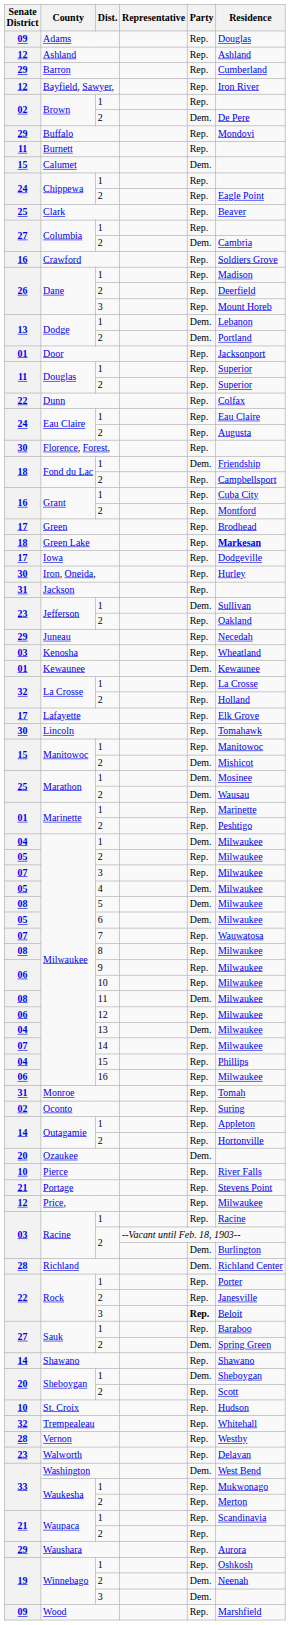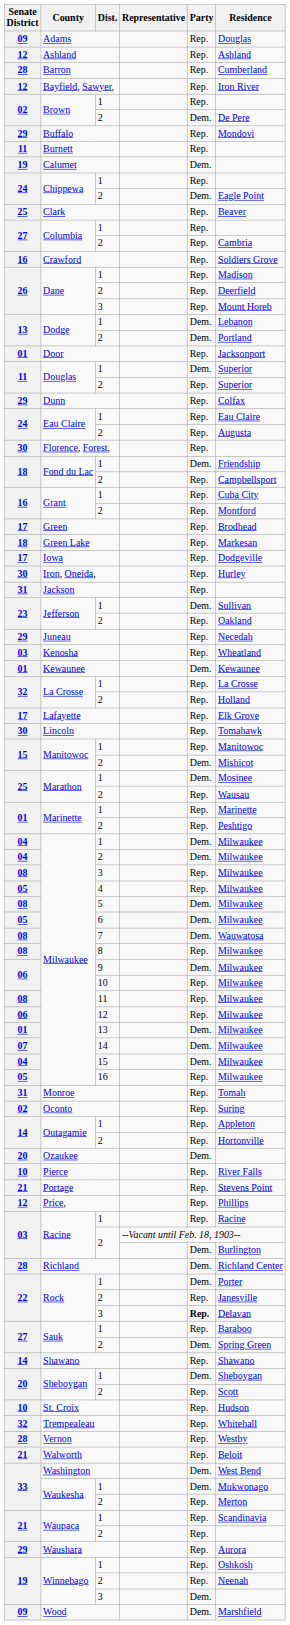(23, 70) 29 -> (23, 70) 28
(23, 165) 15 -> (23, 165) 19
(199, 196) Rep. -> (201, 196) Dem.
(201, 243) Dem. -> (199, 243) Rep.
(199, 369) Rep. -> (201, 369) Dem.
(23, 401) 22 -> (23, 401) 29
(239, 542) bold -> (238, 542) normal
(201, 794) Dem. -> (199, 794) Rep.
(23, 857) 05 -> (23, 857) 04
(199, 857) Rep. -> (201, 857) Dem.
(23, 873) 07 -> (23, 873) 08
(201, 888) Dem. -> (199, 888) Rep.
(23, 936) 07 -> (23, 936) 08
(199, 936) Rep. -> (201, 936) Dem.
(199, 967) Rep. -> (201, 967) Dem.
(201, 998) Dem. -> (199, 998) Rep.
(23, 1030) 04 -> (23, 1030) 01
(199, 1046) Rep. -> (201, 1046) Dem.
(199, 1061) Rep. -> (201, 1061) Dem.
(233, 1061) Phillips -> (240, 1061) Milwaukee
(23, 1077) 06 -> (23, 1077) 05
(240, 1203) Milwaukee -> (233, 1203) Phillips
(199, 1282) Rep. -> (201, 1282) Dem.
(230, 1313) Beloit -> (235, 1313) Delavan
(23, 1455) 23 -> (23, 1455) 21
(235, 1455) Delavan -> (230, 1455) Beloit
(199, 1486) Rep. -> (201, 1486) Dem.
(201, 1581) Dem. -> (199, 1581) Rep.
(199, 1612) Rep. -> (201, 1612) Dem.
